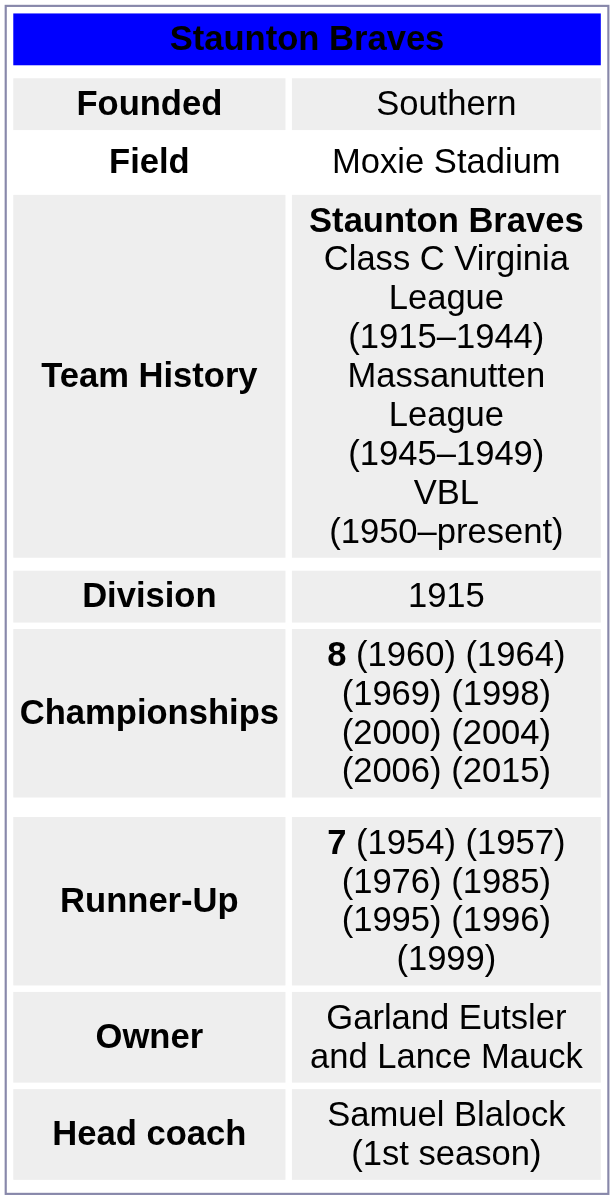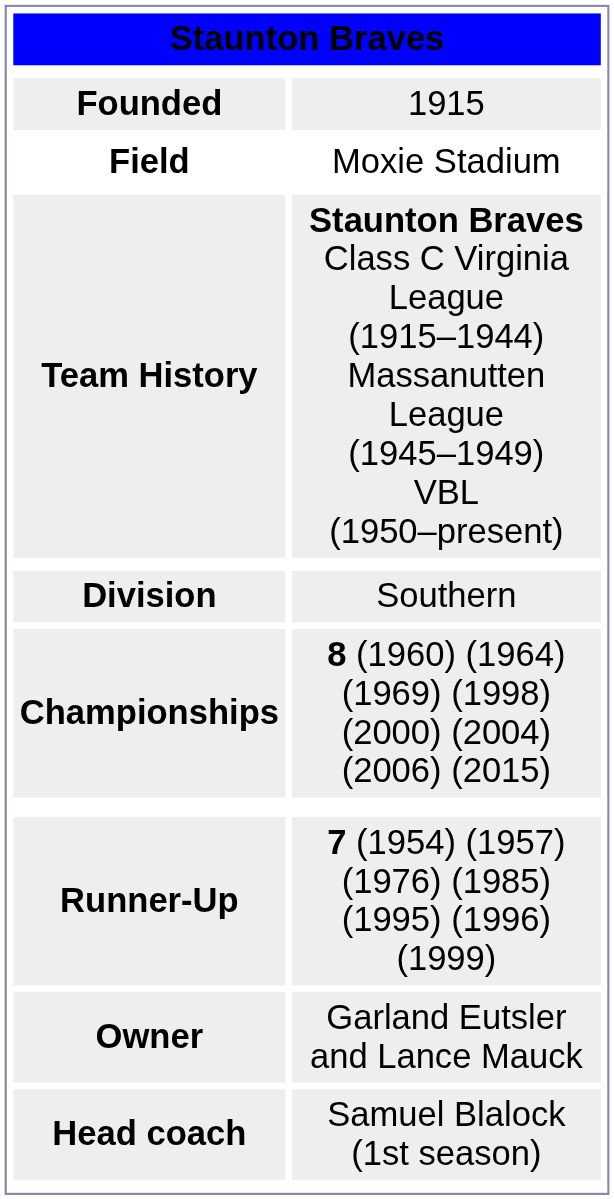(446, 103) Southern -> (446, 103) 1915
(446, 596) 1915 -> (446, 596) Southern
